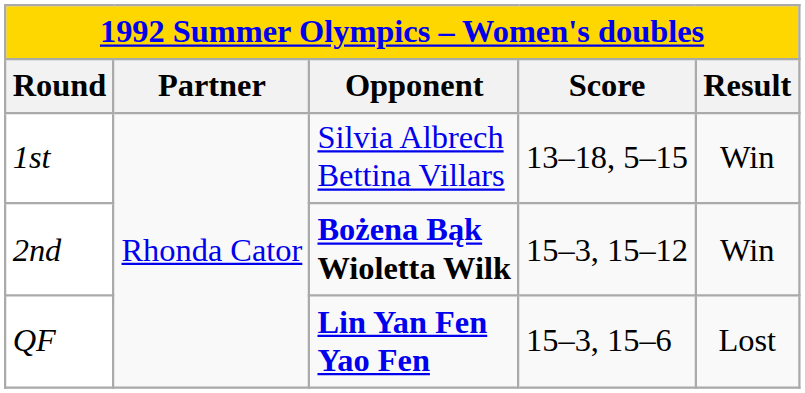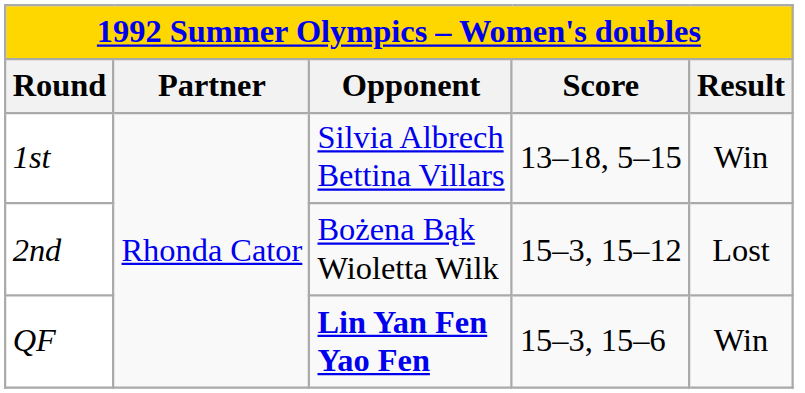(414, 249) bold -> (408, 249) normal
(747, 249) Win -> (741, 249) Lost
(747, 340) Lost -> (741, 340) Win
